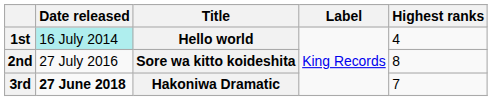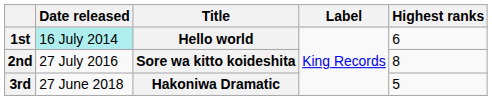(396, 39) 4 -> (396, 39) 6
(83, 84) bold -> (81, 84) normal
(396, 84) 7 -> (396, 84) 5
